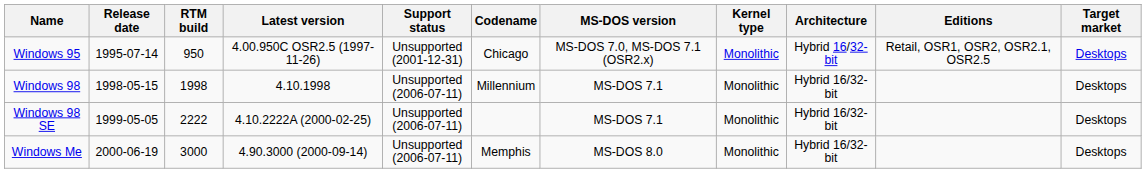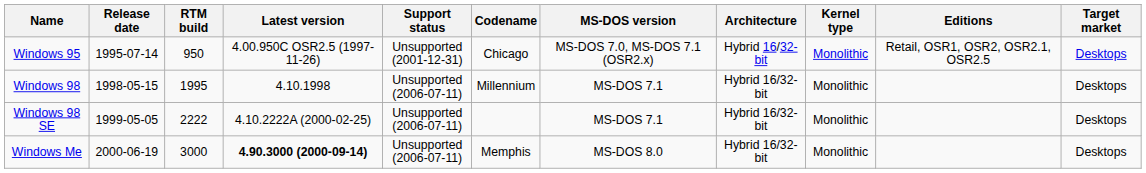columns swapped: (751, 20) <-> (831, 20)
(194, 86) 1998 -> (194, 86) 1995
(303, 152) normal -> (303, 152) bold
